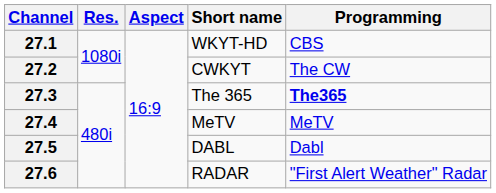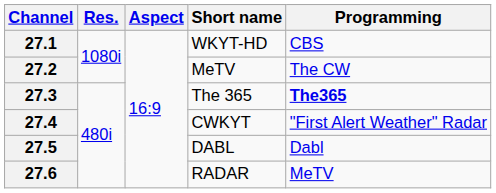(221, 69) CWKYT -> (213, 69) MeTV
(213, 122) MeTV -> (221, 122) CWKYT
(312, 122) MeTV -> (388, 122) "First Alert Weather" Radar
(388, 174) "First Alert Weather" Radar -> (312, 174) MeTV
